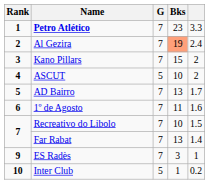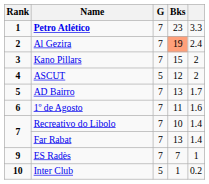(178, 76) 10 -> (178, 76) 12
(196, 124) 1.5 -> (196, 124) 1.4
(178, 156) 3 -> (178, 156) 7
